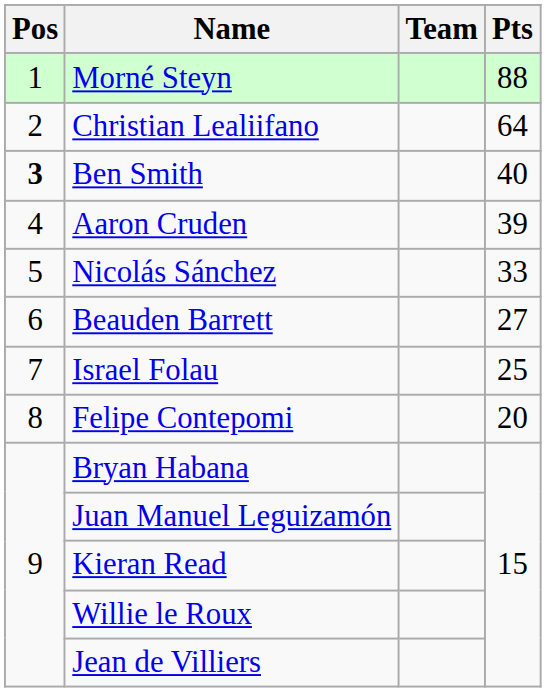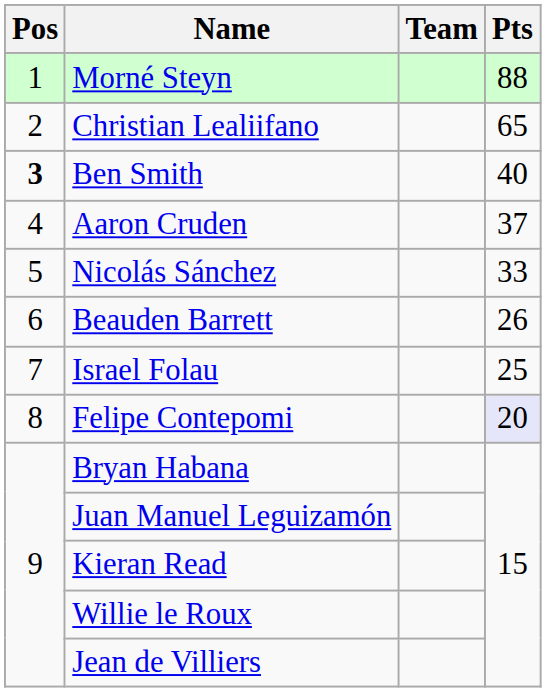(512, 126) 64 -> (512, 126) 65
(512, 223) 39 -> (512, 223) 37
(512, 321) 27 -> (512, 321) 26
(512, 418) no background -> (512, 418) lavender background
